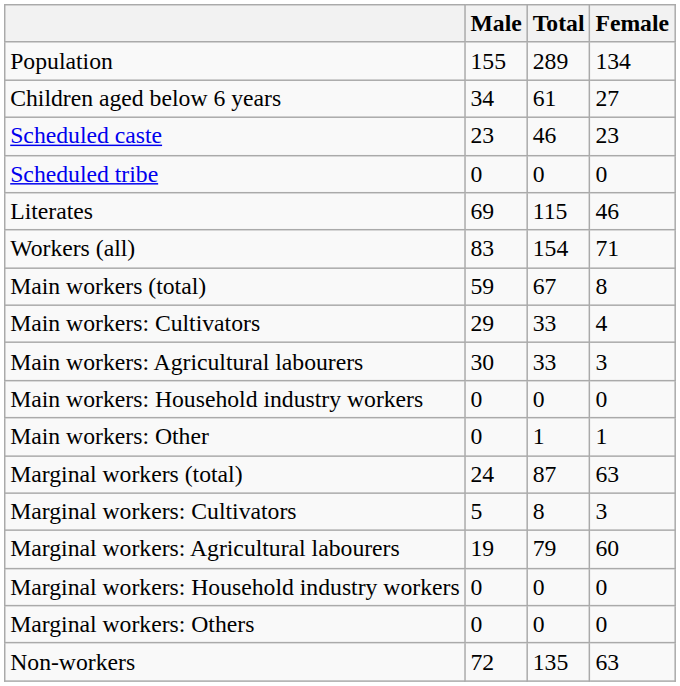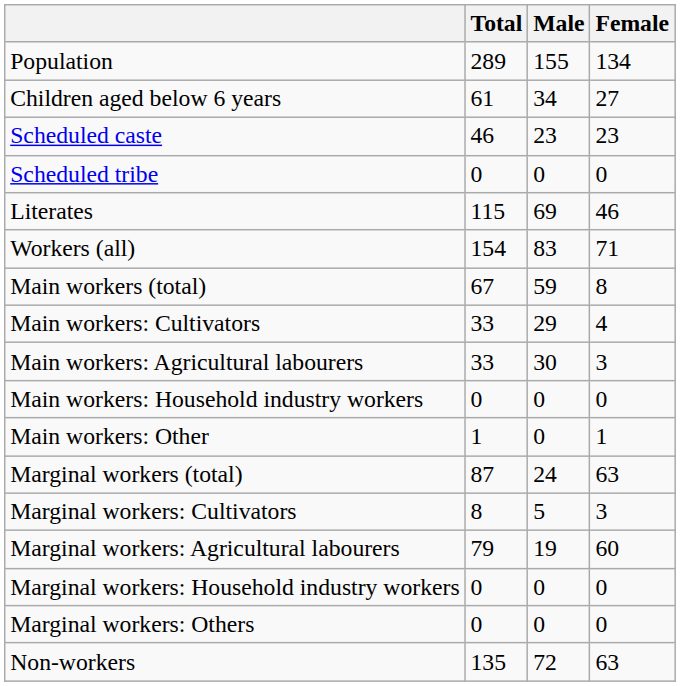columns swapped: (559, 23) <-> (496, 23)
